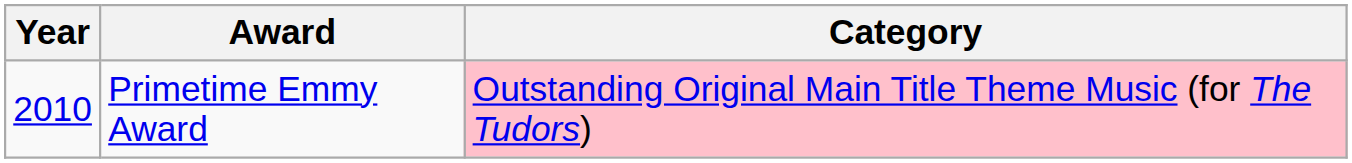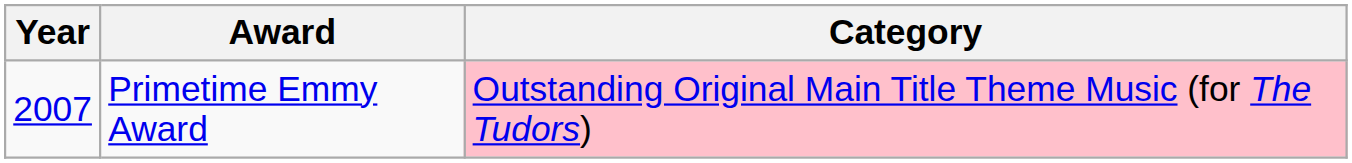(53, 108) 2010 -> (53, 108) 2007
